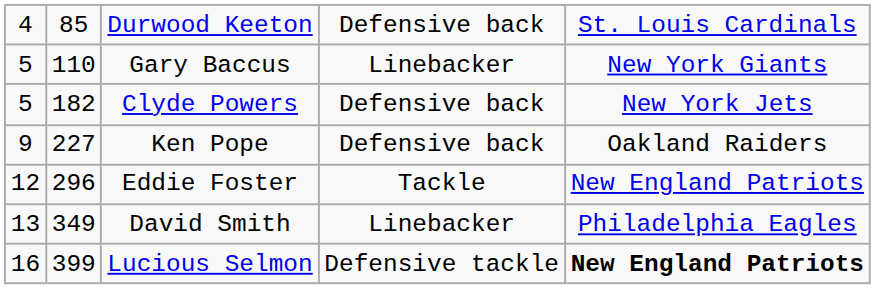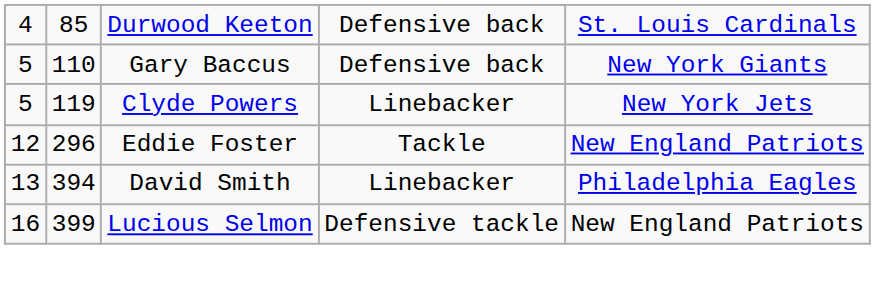(442, 65) Linebacker -> (442, 65) Defensive back
(74, 105) 182 -> (74, 105) 119
(442, 105) Defensive back -> (442, 105) Linebacker
- row: (210, 144)
(74, 224) 349 -> (74, 184) 394
(717, 264) bold -> (717, 224) normal
